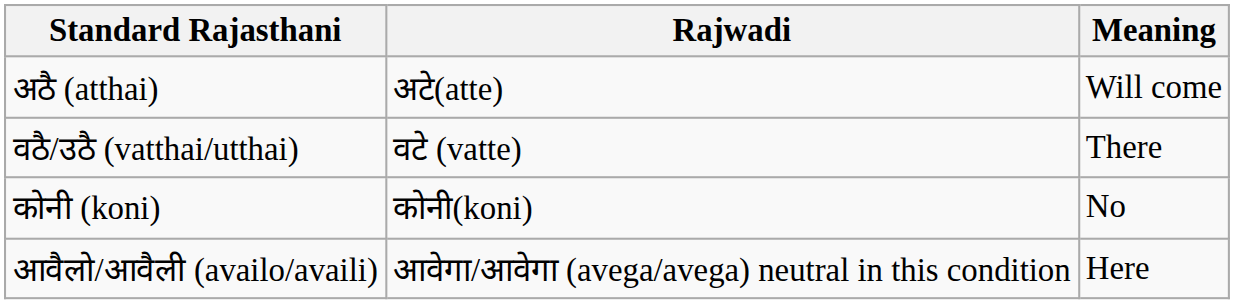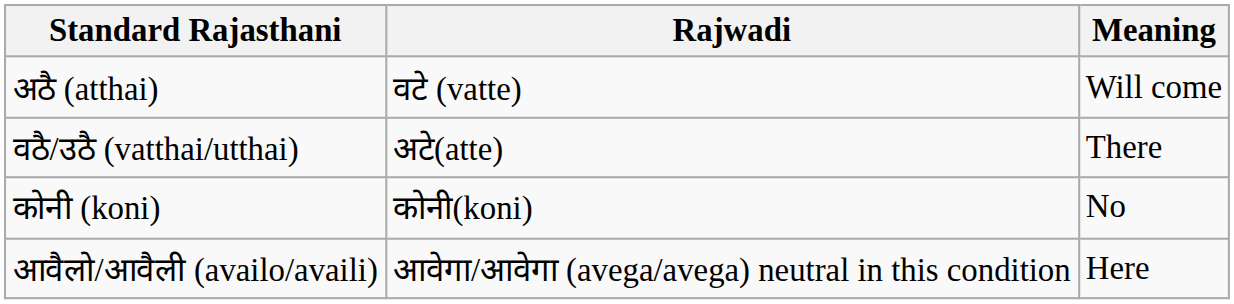(448, 88) अटे(atte) -> (457, 88) वटे (vatte)
(457, 148) वटे (vatte) -> (448, 148) अटे(atte)
